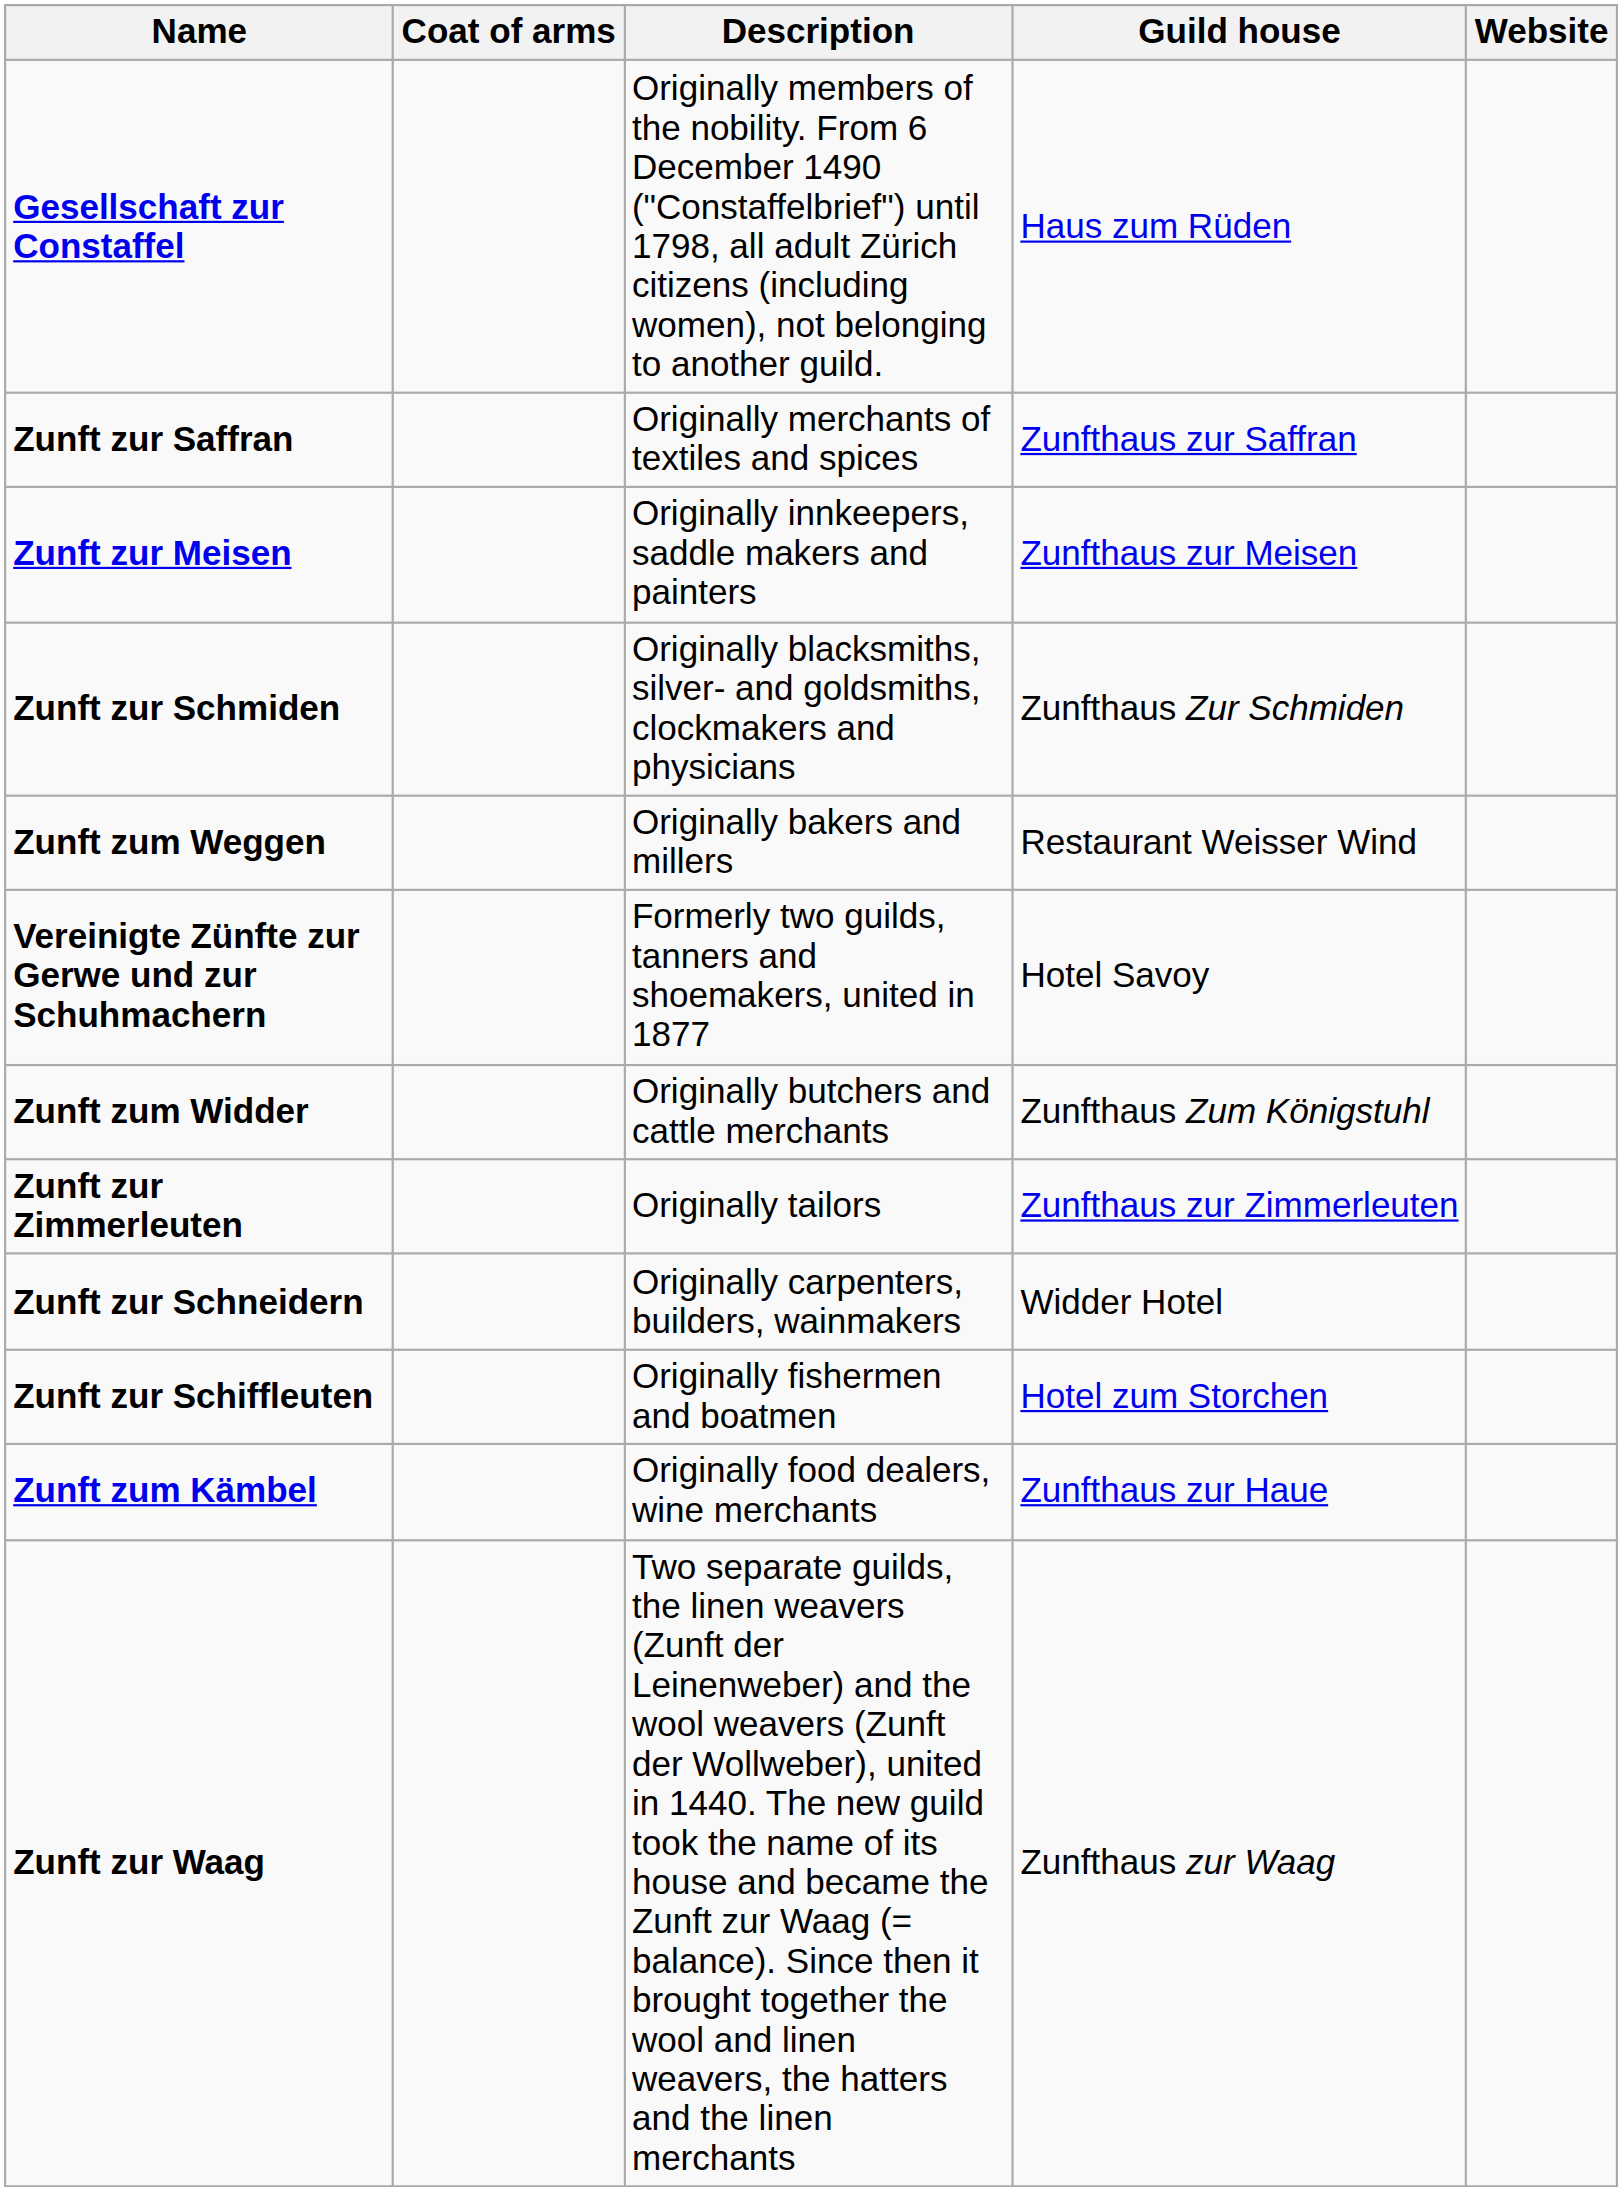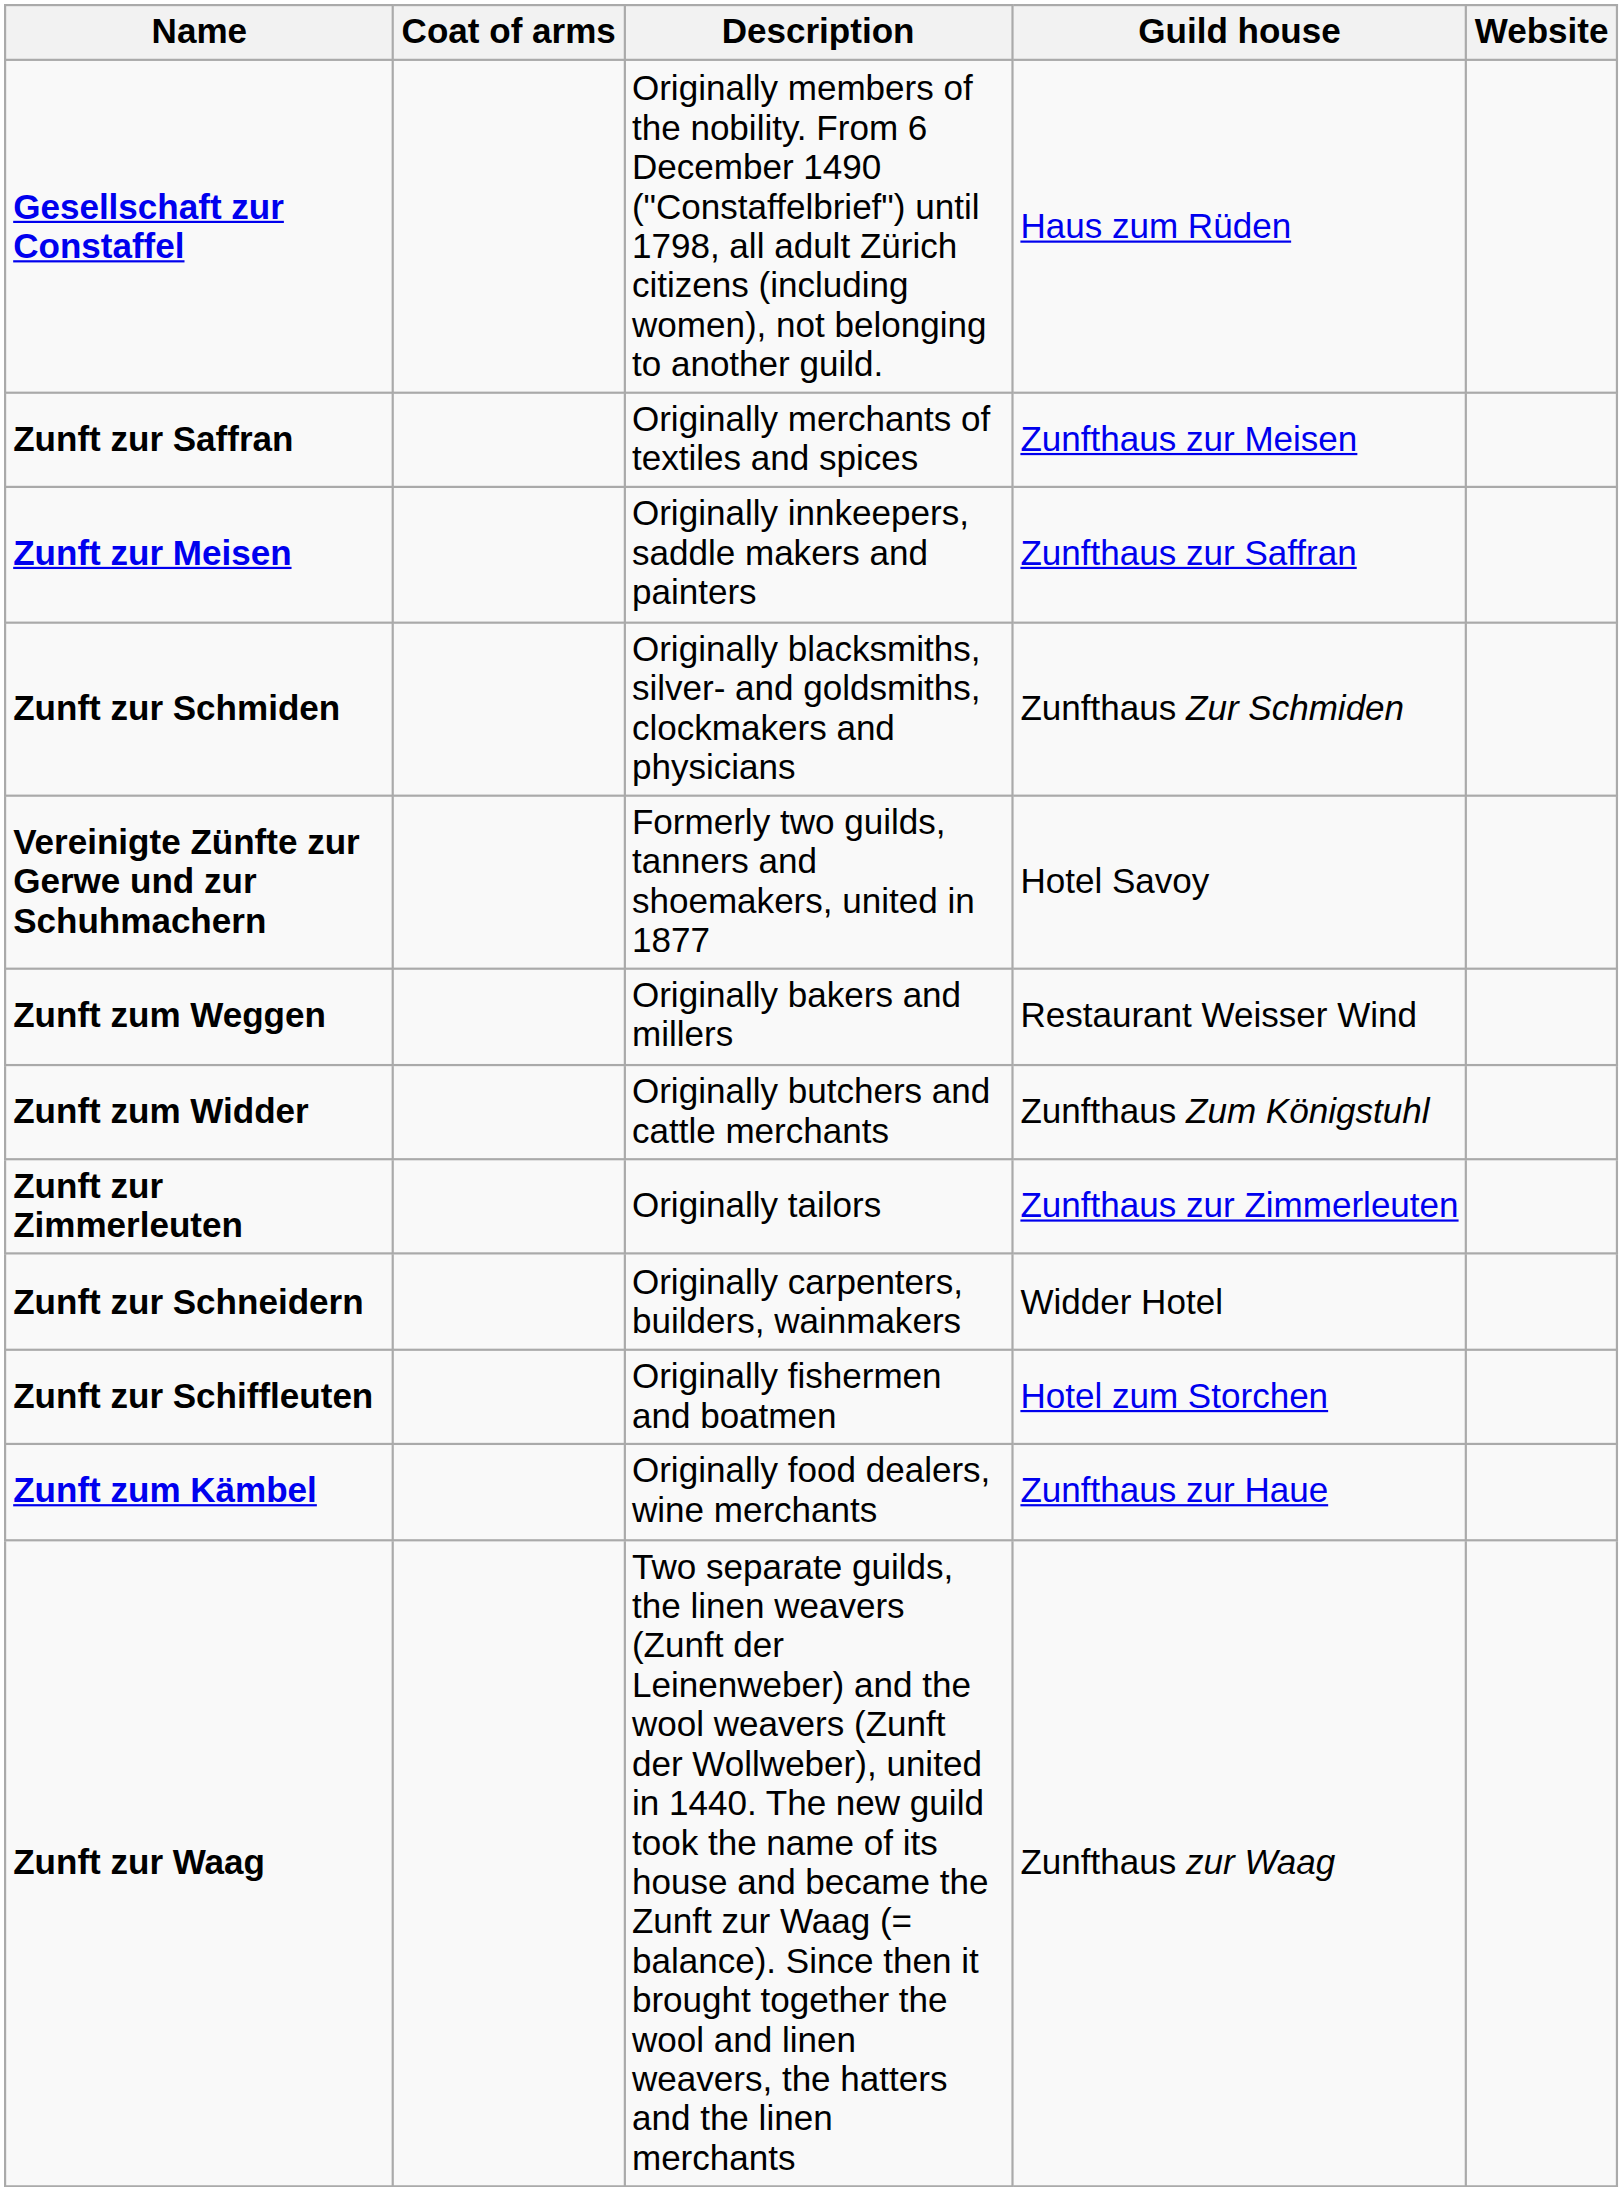(1189, 439) Zunfthaus zur Saffran -> (1189, 439) Zunfthaus zur Meisen
(1189, 553) Zunfthaus zur Meisen -> (1189, 553) Zunfthaus zur Saffran
rows swapped: (170, 842) <-> (186, 976)
